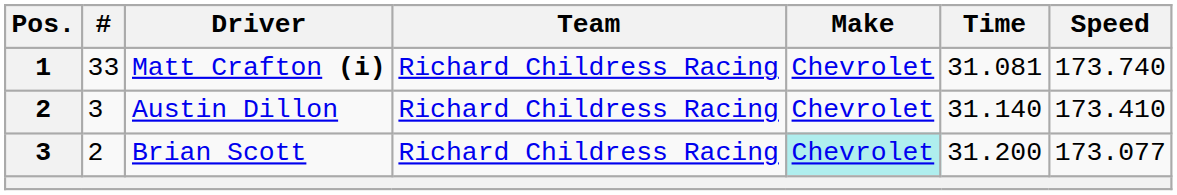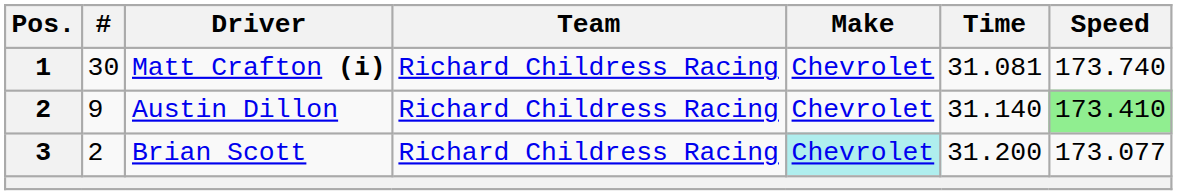(103, 69) 33 -> (103, 69) 30
(96, 112) 3 -> (96, 112) 9
(1110, 112) no background -> (1110, 112) lightgreen background
